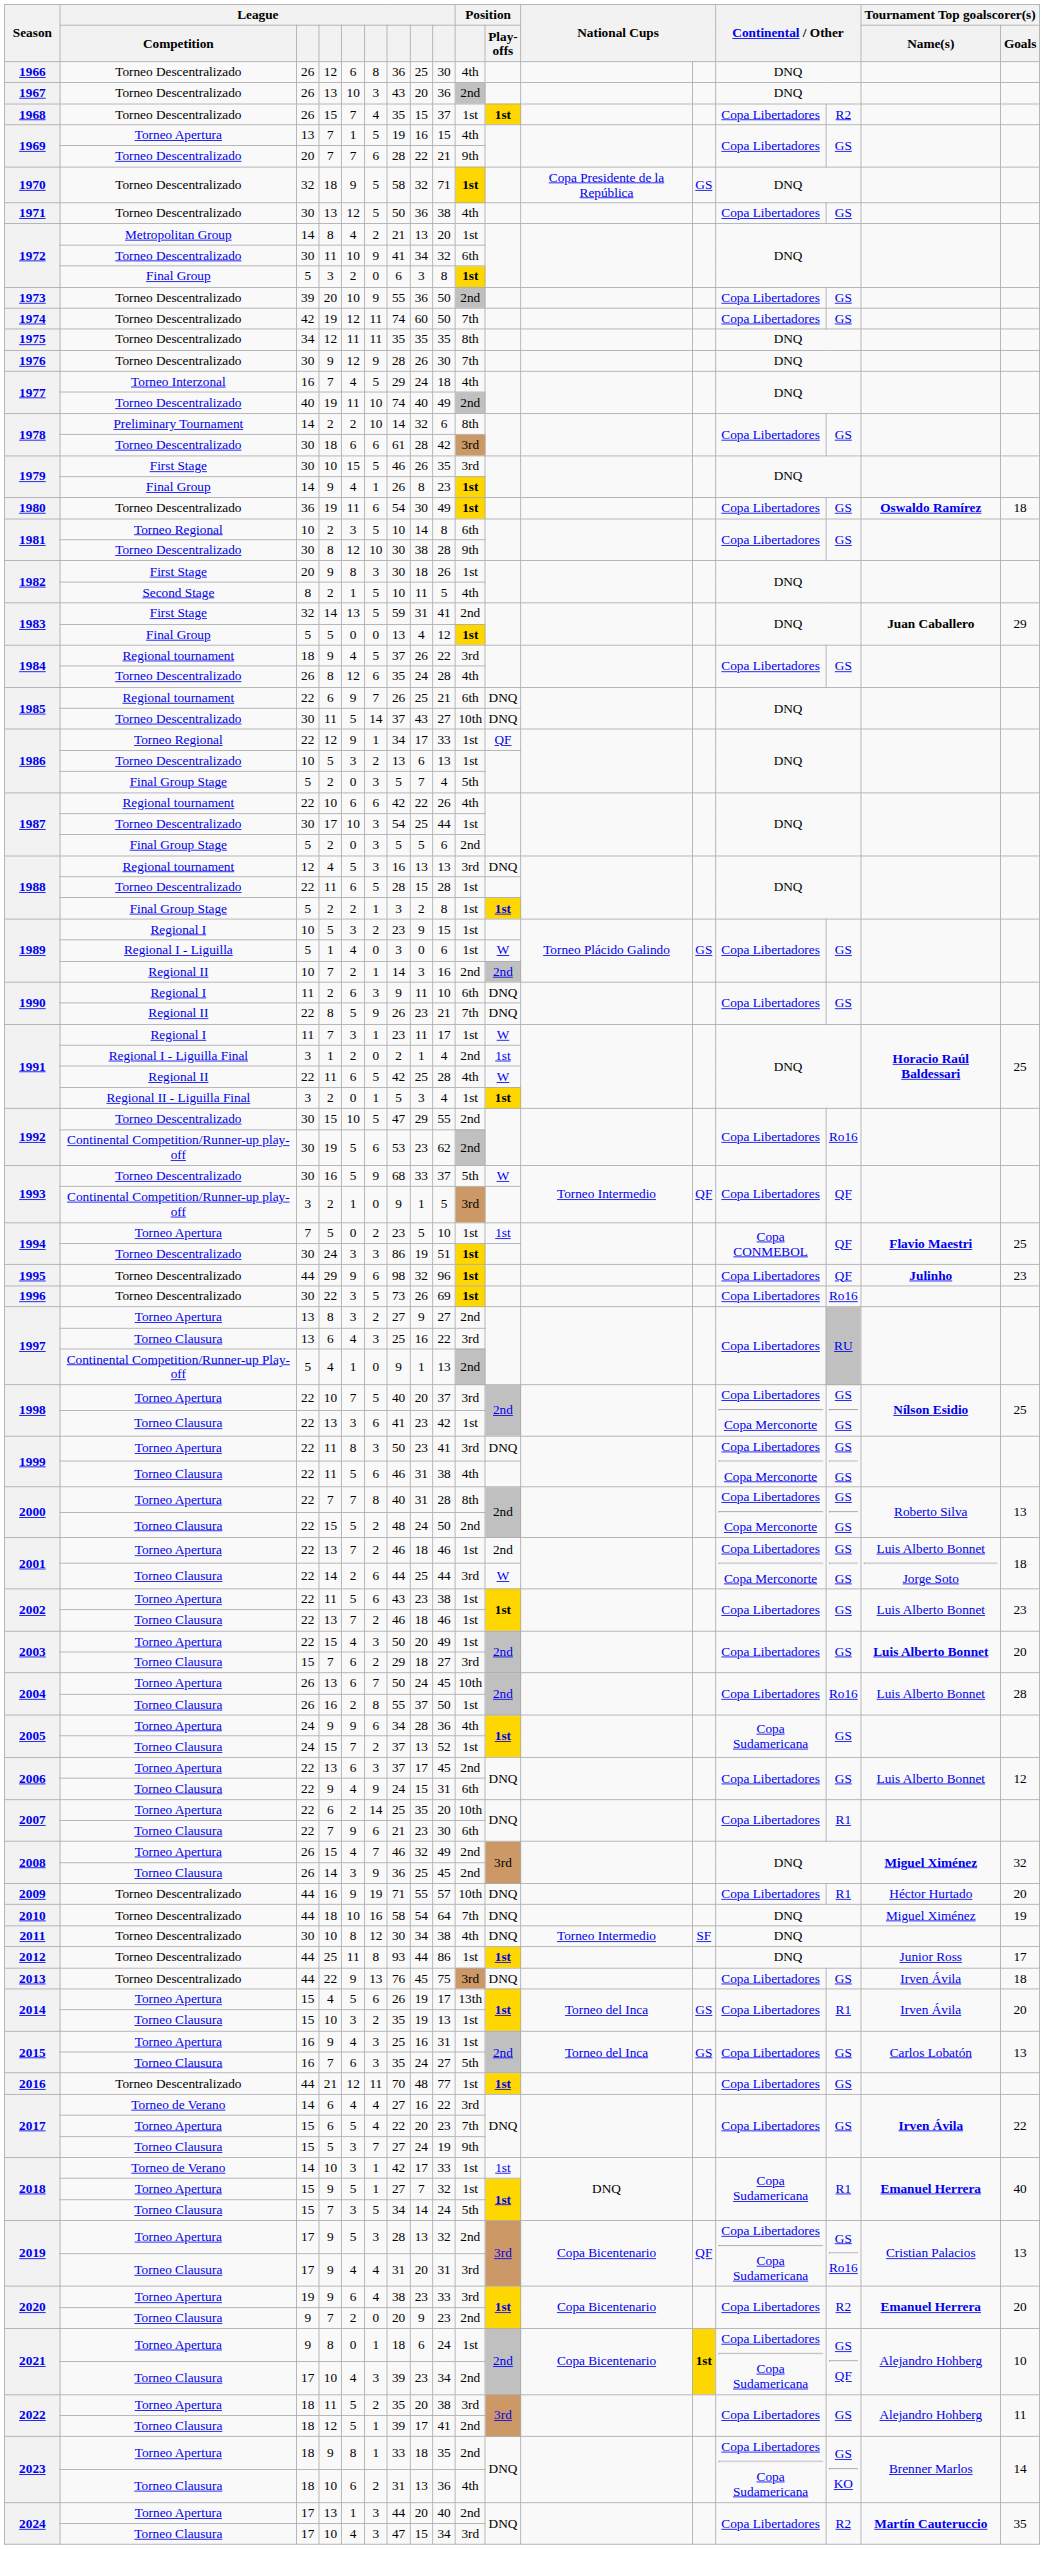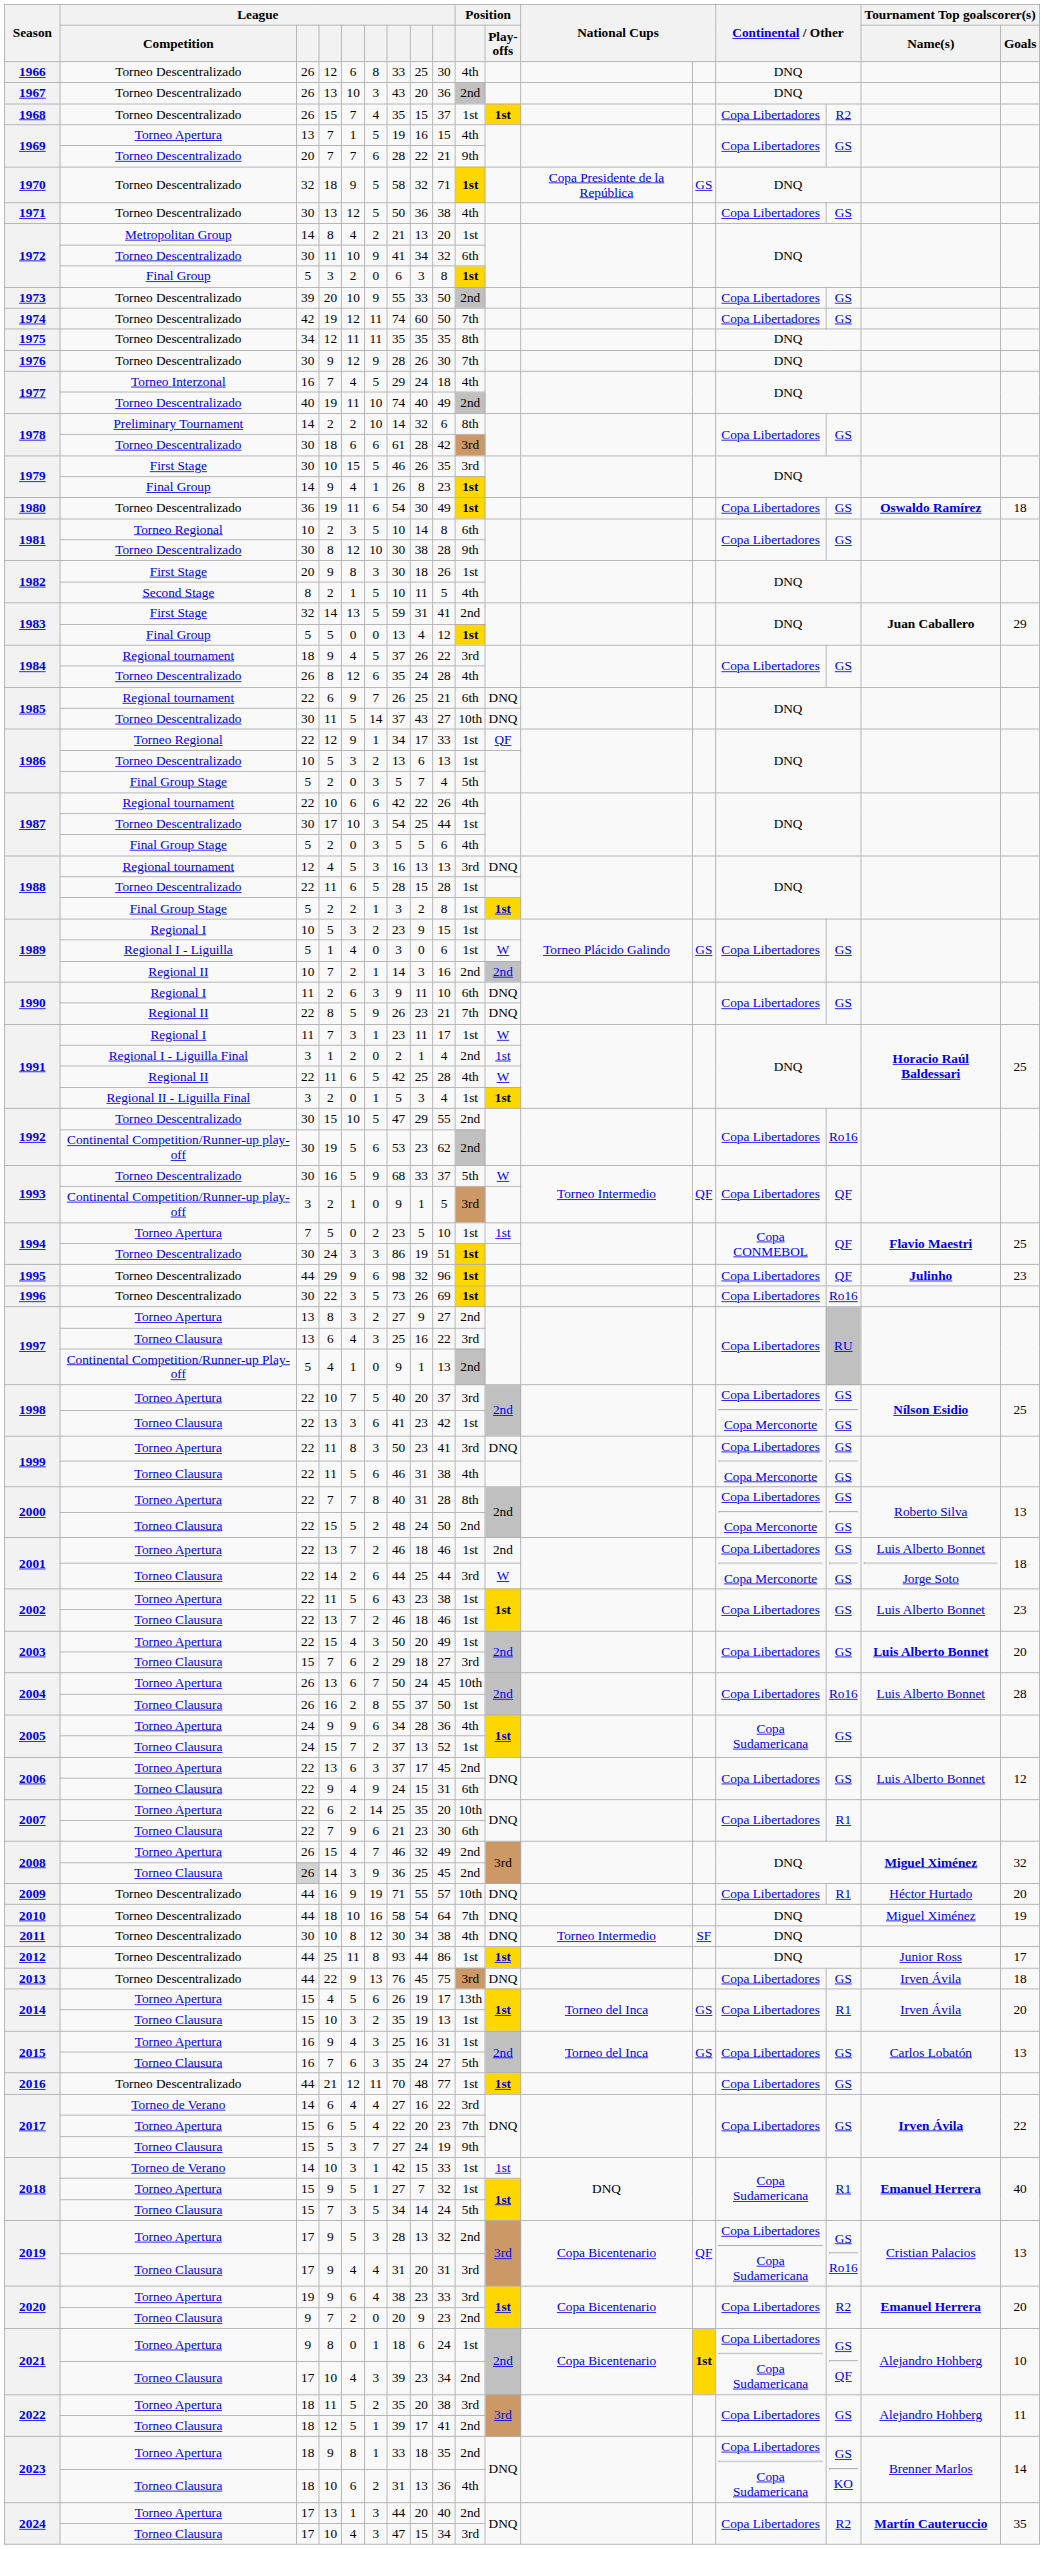(399, 72) 36 -> (399, 72) 33
(421, 297) 36 -> (421, 297) 33
(470, 845) 2nd -> (470, 845) 4th
(308, 1873) no background -> (308, 1873) lightgrey background
(421, 2167) 17 -> (421, 2167) 15
